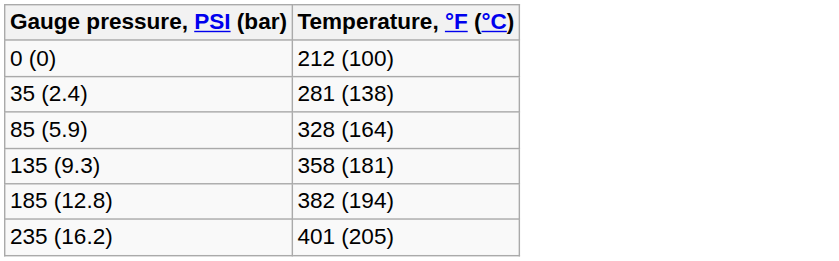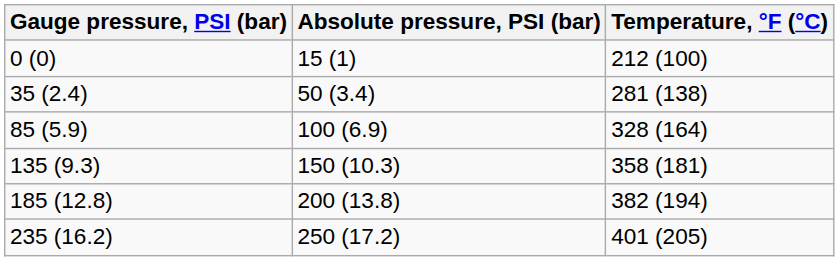+ column: (449, 22)
